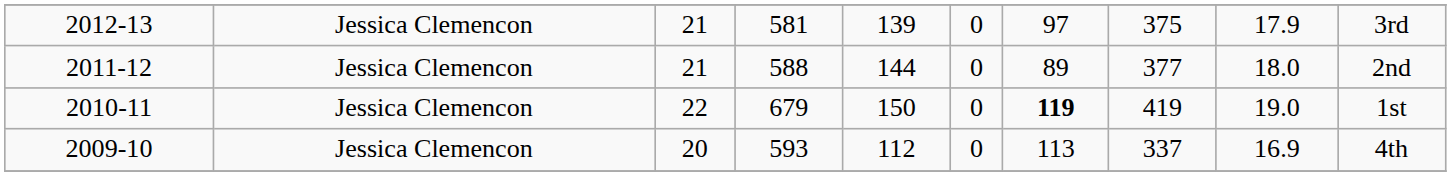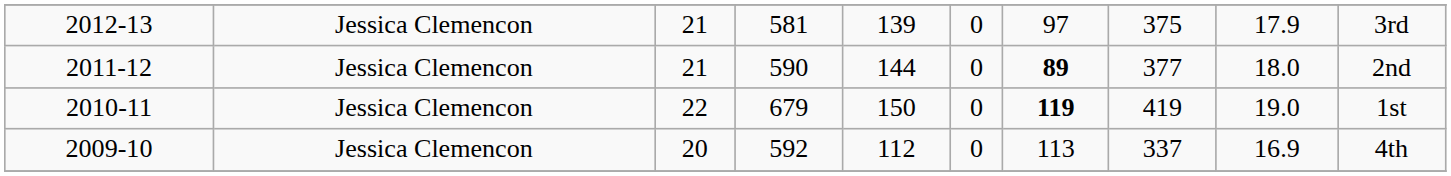(789, 66) 588 -> (789, 66) 590
(1056, 66) normal -> (1056, 66) bold
(789, 149) 593 -> (789, 149) 592
